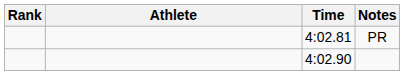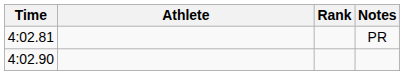columns swapped: (25, 15) <-> (328, 15)
